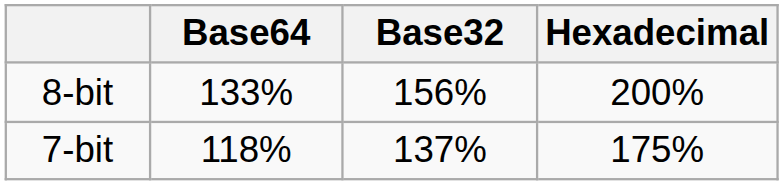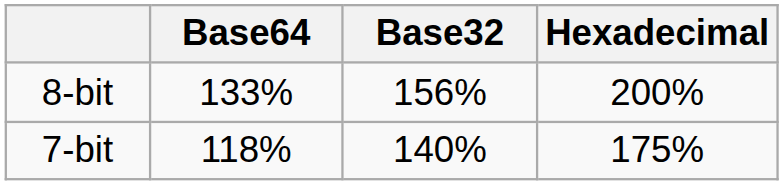(440, 149) 137% -> (440, 149) 140%
